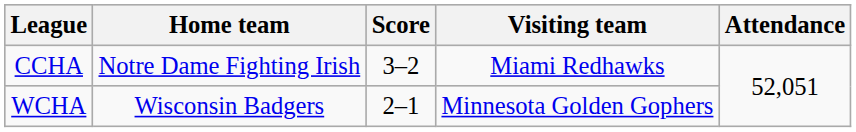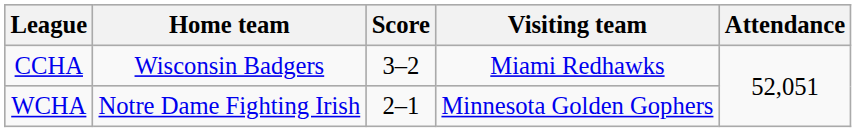(229, 65) Notre Dame Fighting Irish -> (229, 65) Wisconsin Badgers
(229, 106) Wisconsin Badgers -> (229, 106) Notre Dame Fighting Irish
